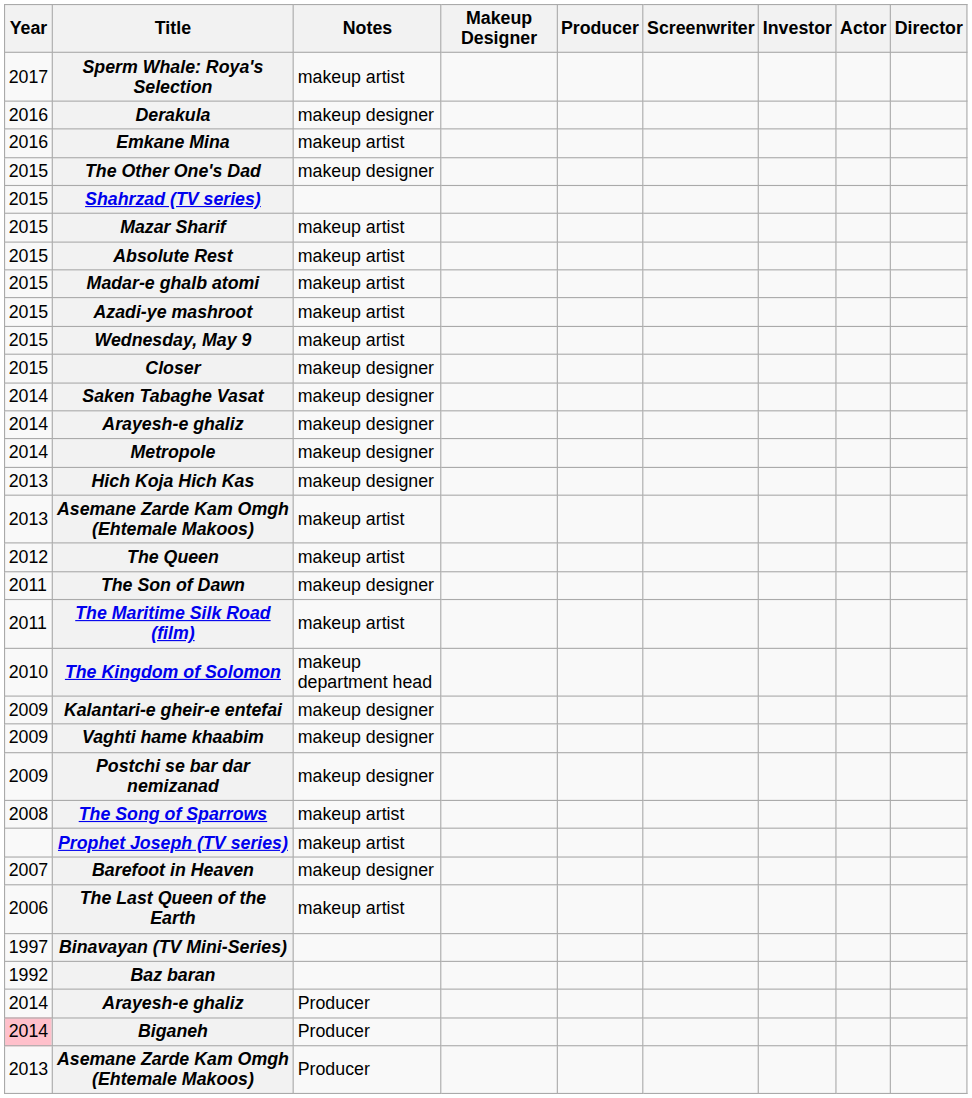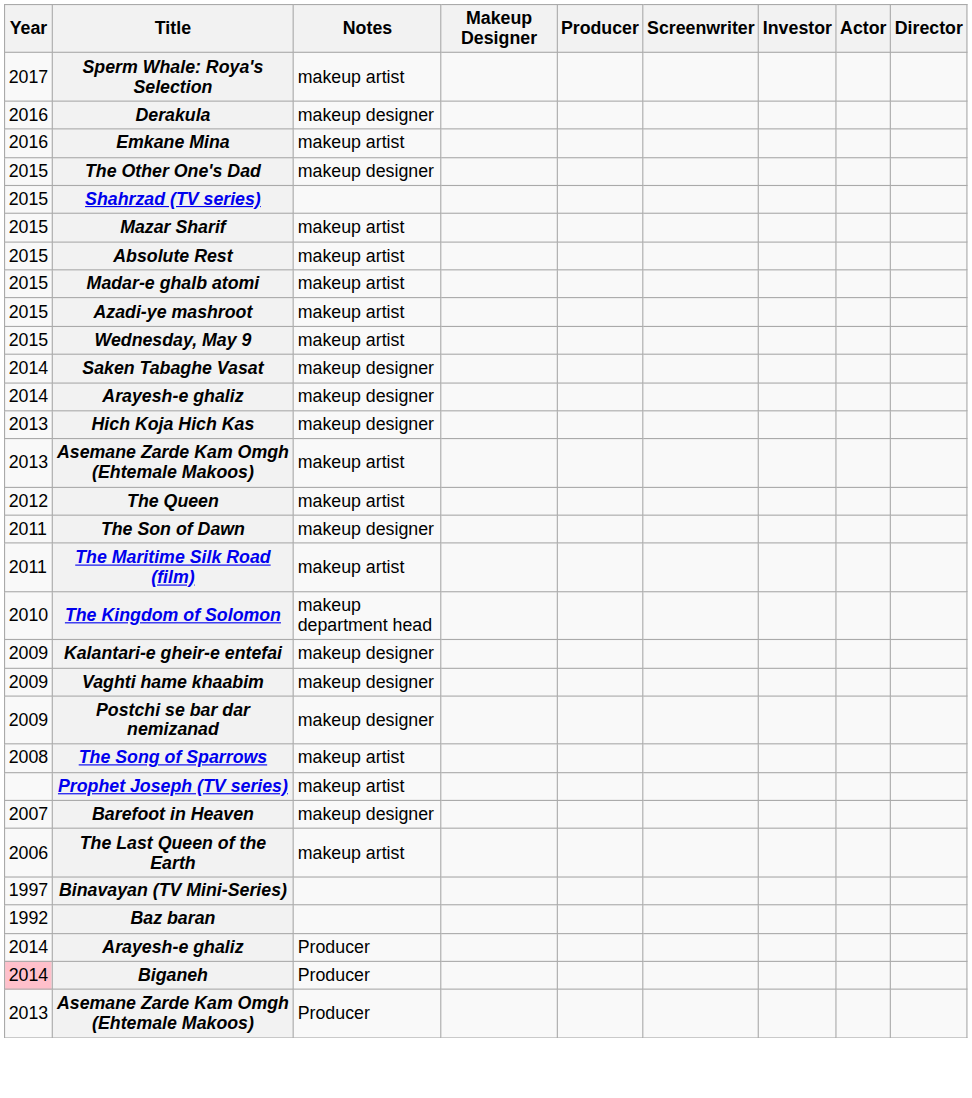- row: (173, 368)
- row: (173, 452)
